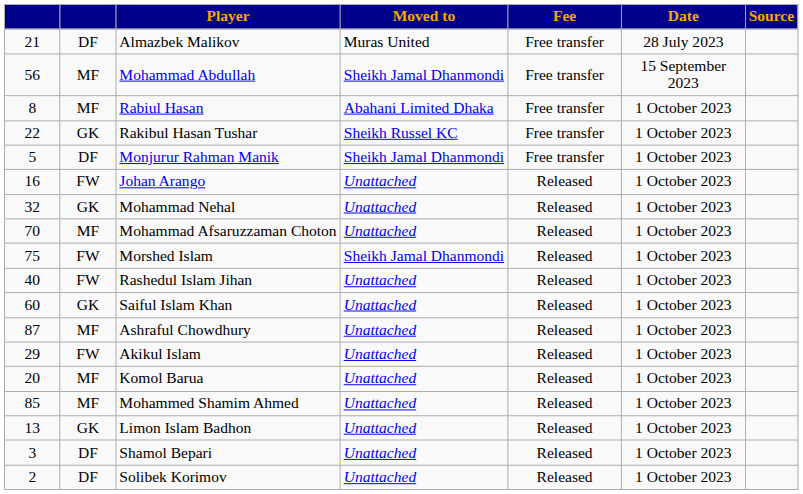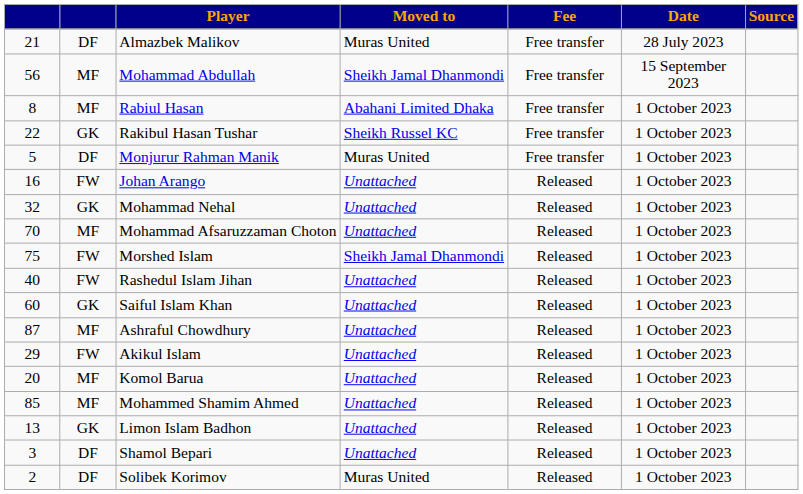(424, 157) Sheikh Jamal Dhanmondi -> (387, 157) Muras United
(380, 477) Unattached -> (387, 477) Muras United
